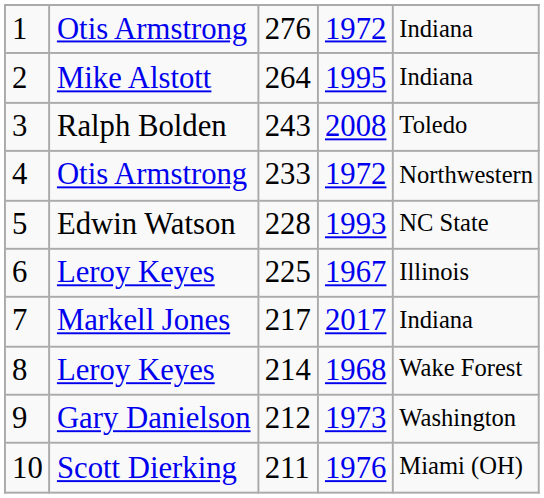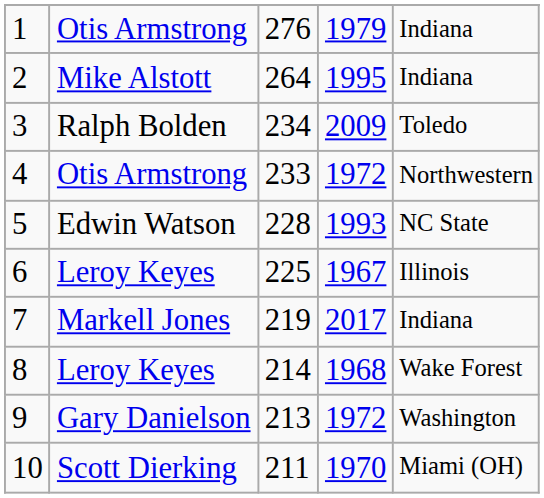(356, 28) 1972 -> (356, 28) 1979
(288, 126) 243 -> (288, 126) 234
(356, 126) 2008 -> (356, 126) 2009
(288, 321) 217 -> (288, 321) 219
(288, 418) 212 -> (288, 418) 213
(356, 418) 1973 -> (356, 418) 1972
(356, 467) 1976 -> (356, 467) 1970
